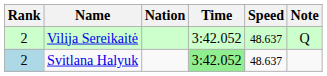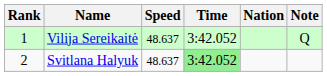columns swapped: (165, 15) <-> (266, 15)
(24, 37) 2 -> (24, 37) 1
(24, 60) lightblue background -> (24, 60) no background
